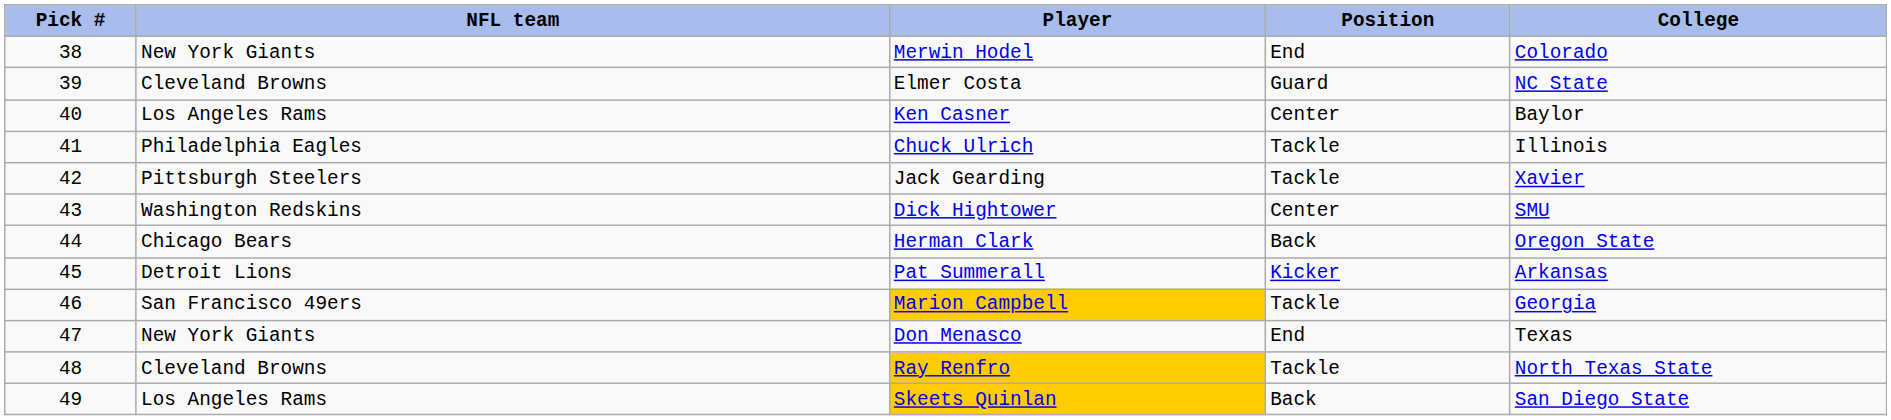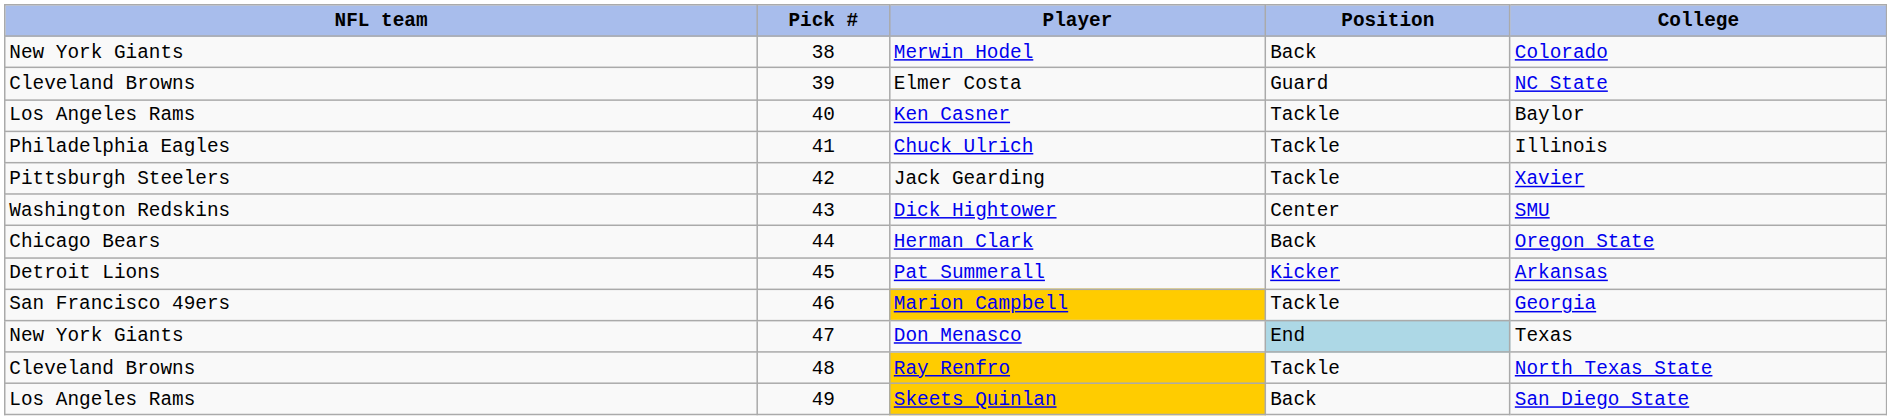columns swapped: (71, 21) <-> (513, 21)
(1288, 52) End -> (1293, 52) Back
(1305, 115) Center -> (1305, 115) Tackle
(1288, 336) no background -> (1288, 336) lightblue background
